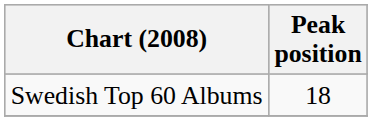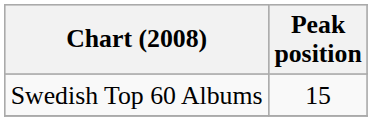(318, 94) 18 -> (318, 94) 15
